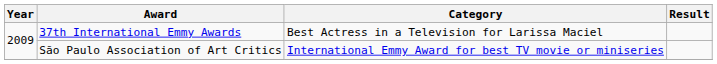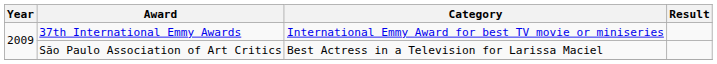(445, 32) Best Actress in a Television for Larissa Maciel -> (475, 32) International Emmy Award for best TV movie or miniseries
(475, 50) International Emmy Award for best TV movie or miniseries -> (445, 50) Best Actress in a Television for Larissa Maciel
